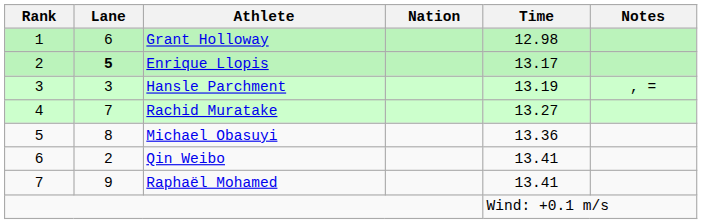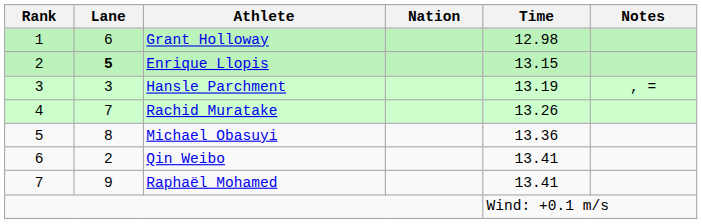(536, 64) 13.17 -> (536, 64) 13.15
(536, 111) 13.27 -> (536, 111) 13.26
